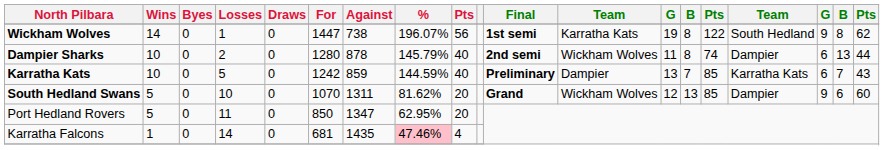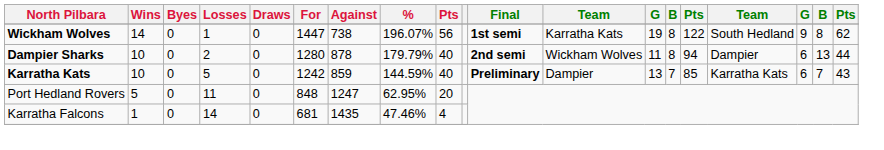(423, 54) 145.79% -> (408, 54) 179.79%
(711, 54) 74 -> (690, 54) 94
- row: (74, 94)
(323, 114) 850 -> (307, 94) 848
(360, 114) 1347 -> (345, 94) 1247
(420, 134) pink background -> (405, 114) no background
